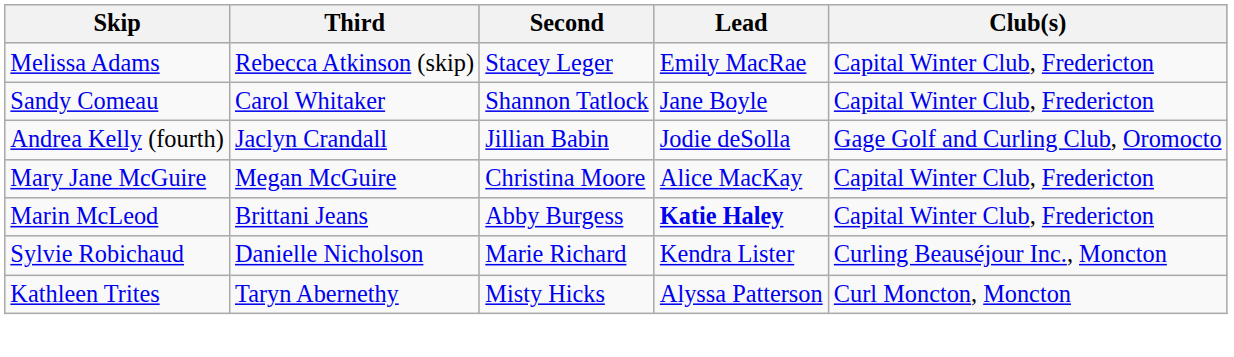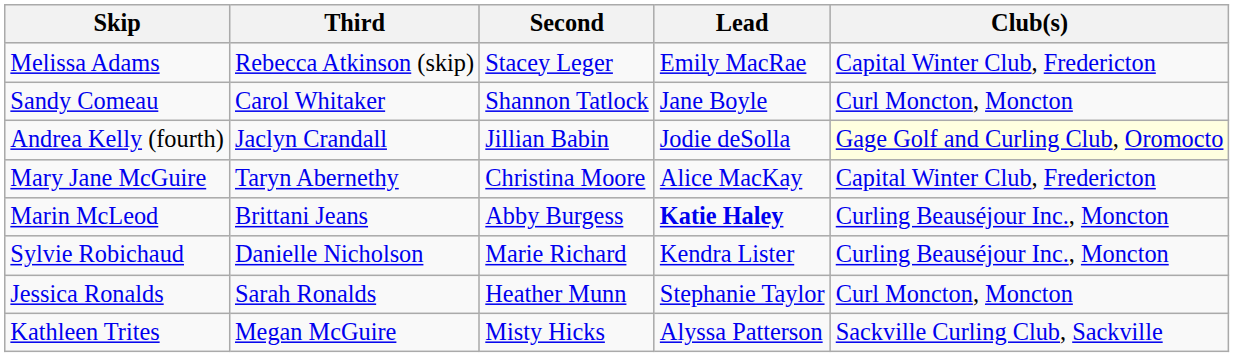(994, 100) Capital Winter Club, Fredericton -> (954, 100) Curl Moncton, Moncton
(1028, 139) no background -> (1030, 139) lightyellow background
(316, 178) Megan McGuire -> (317, 178) Taryn Abernethy
(994, 216) Capital Winter Club, Fredericton -> (1002, 216) Curling Beauséjour Inc., Moncton
+ row: (87, 293)
(317, 293) Taryn Abernethy -> (316, 332) Megan McGuire
(952, 293) Curl Moncton, Moncton -> (999, 332) Sackville Curling Club, Sackville
